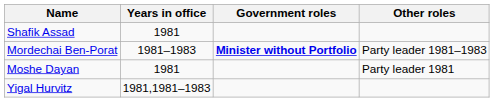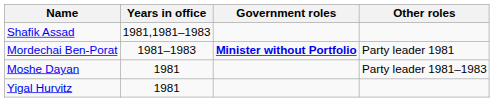(167, 32) 1981 -> (167, 32) 1981,1981–1983
(424, 50) Party leader 1981–1983 -> (408, 50) Party leader 1981
(408, 69) Party leader 1981 -> (424, 69) Party leader 1981–1983
(167, 87) 1981,1981–1983 -> (167, 87) 1981
